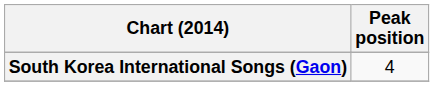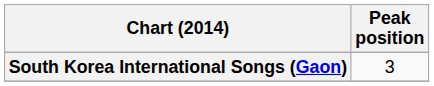(390, 66) 4 -> (390, 66) 3
